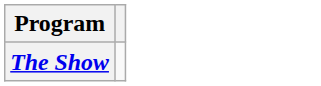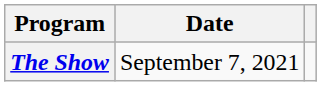+ column: (210, 23)
